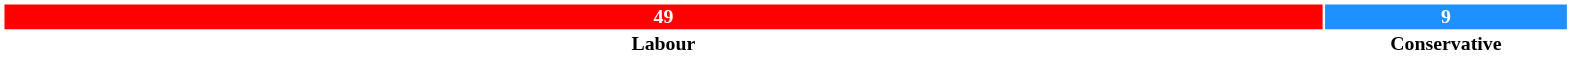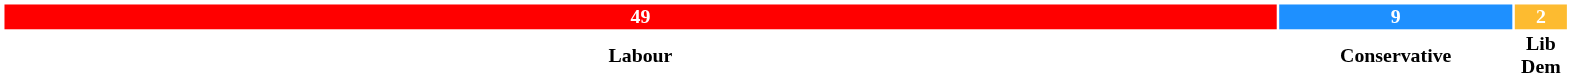+ column: (1541, 16)
